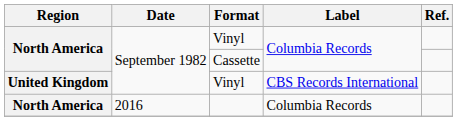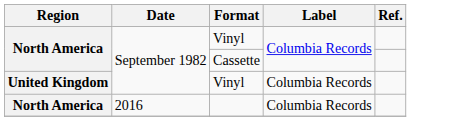(342, 82) CBS Records International -> (319, 82) Columbia Records
